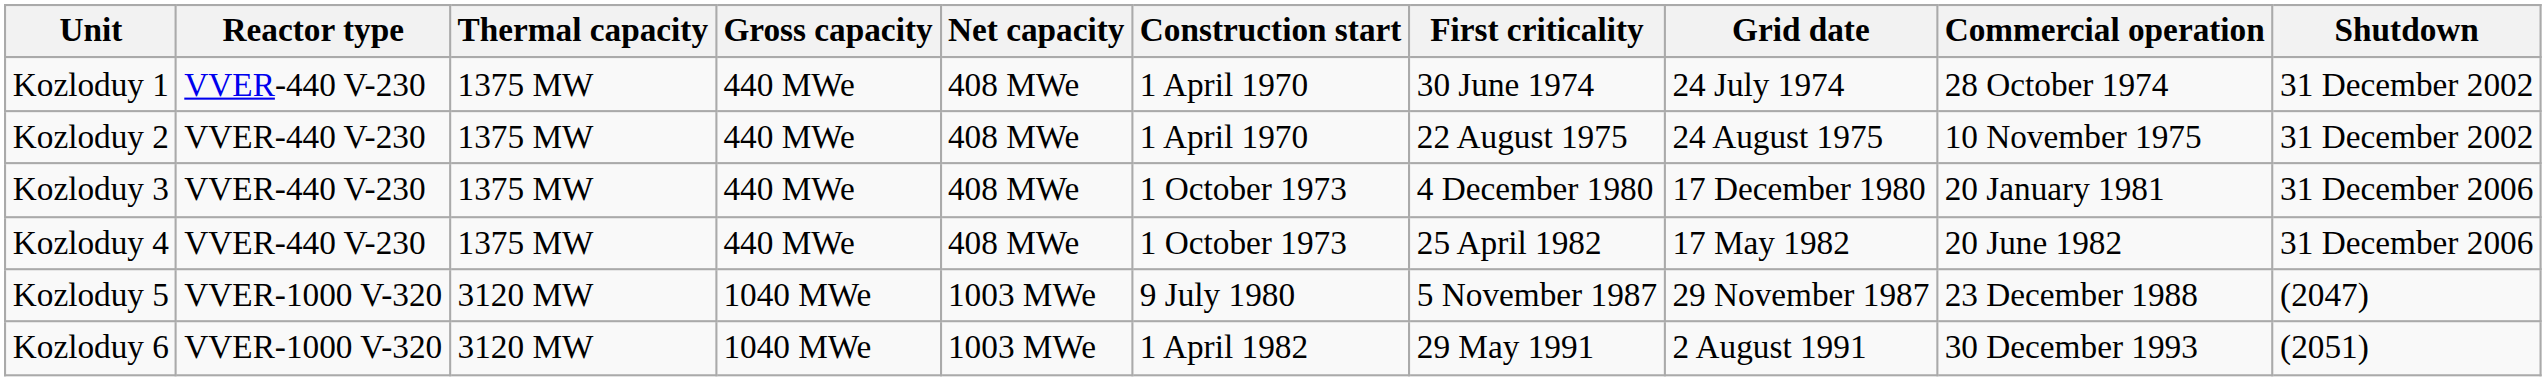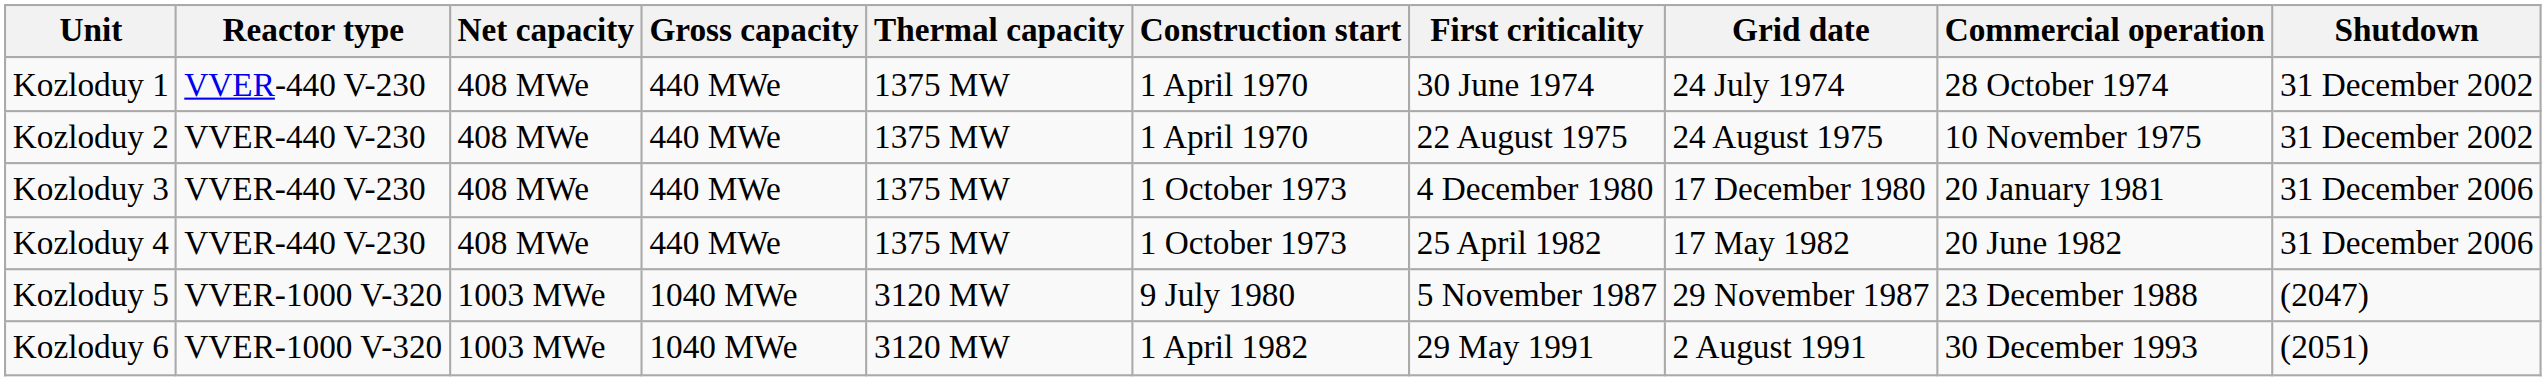columns swapped: (1036, 30) <-> (583, 30)
